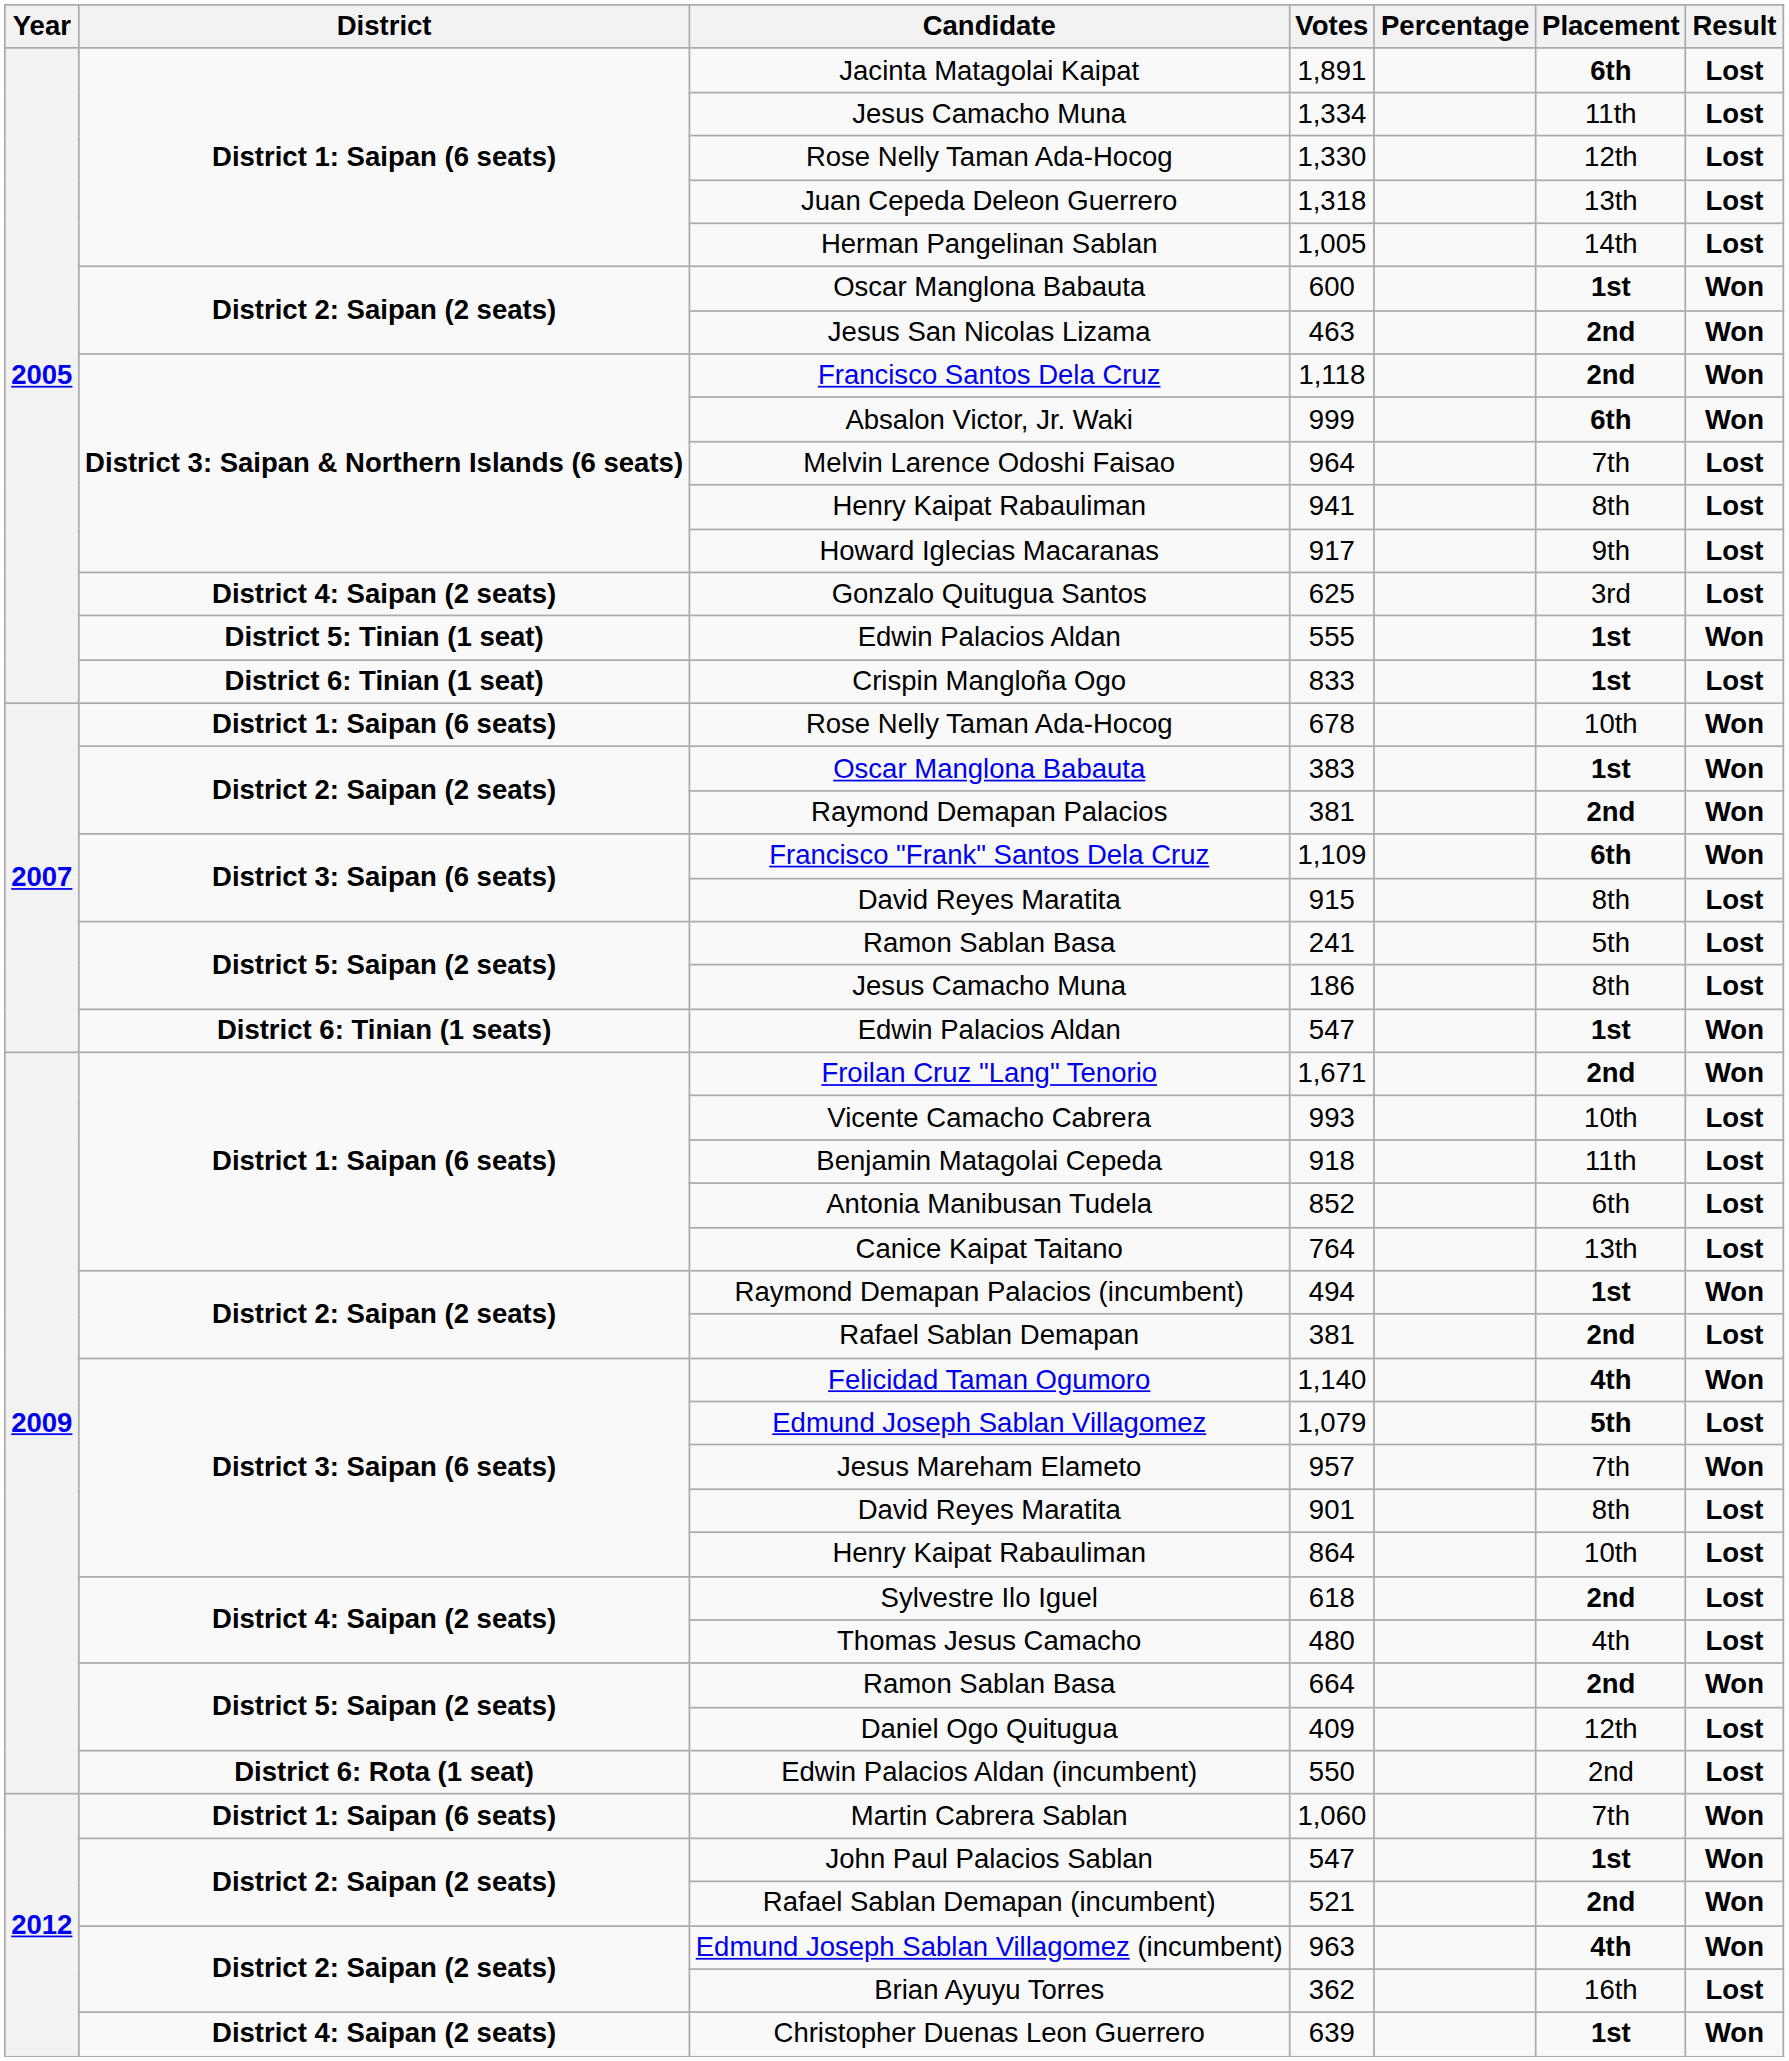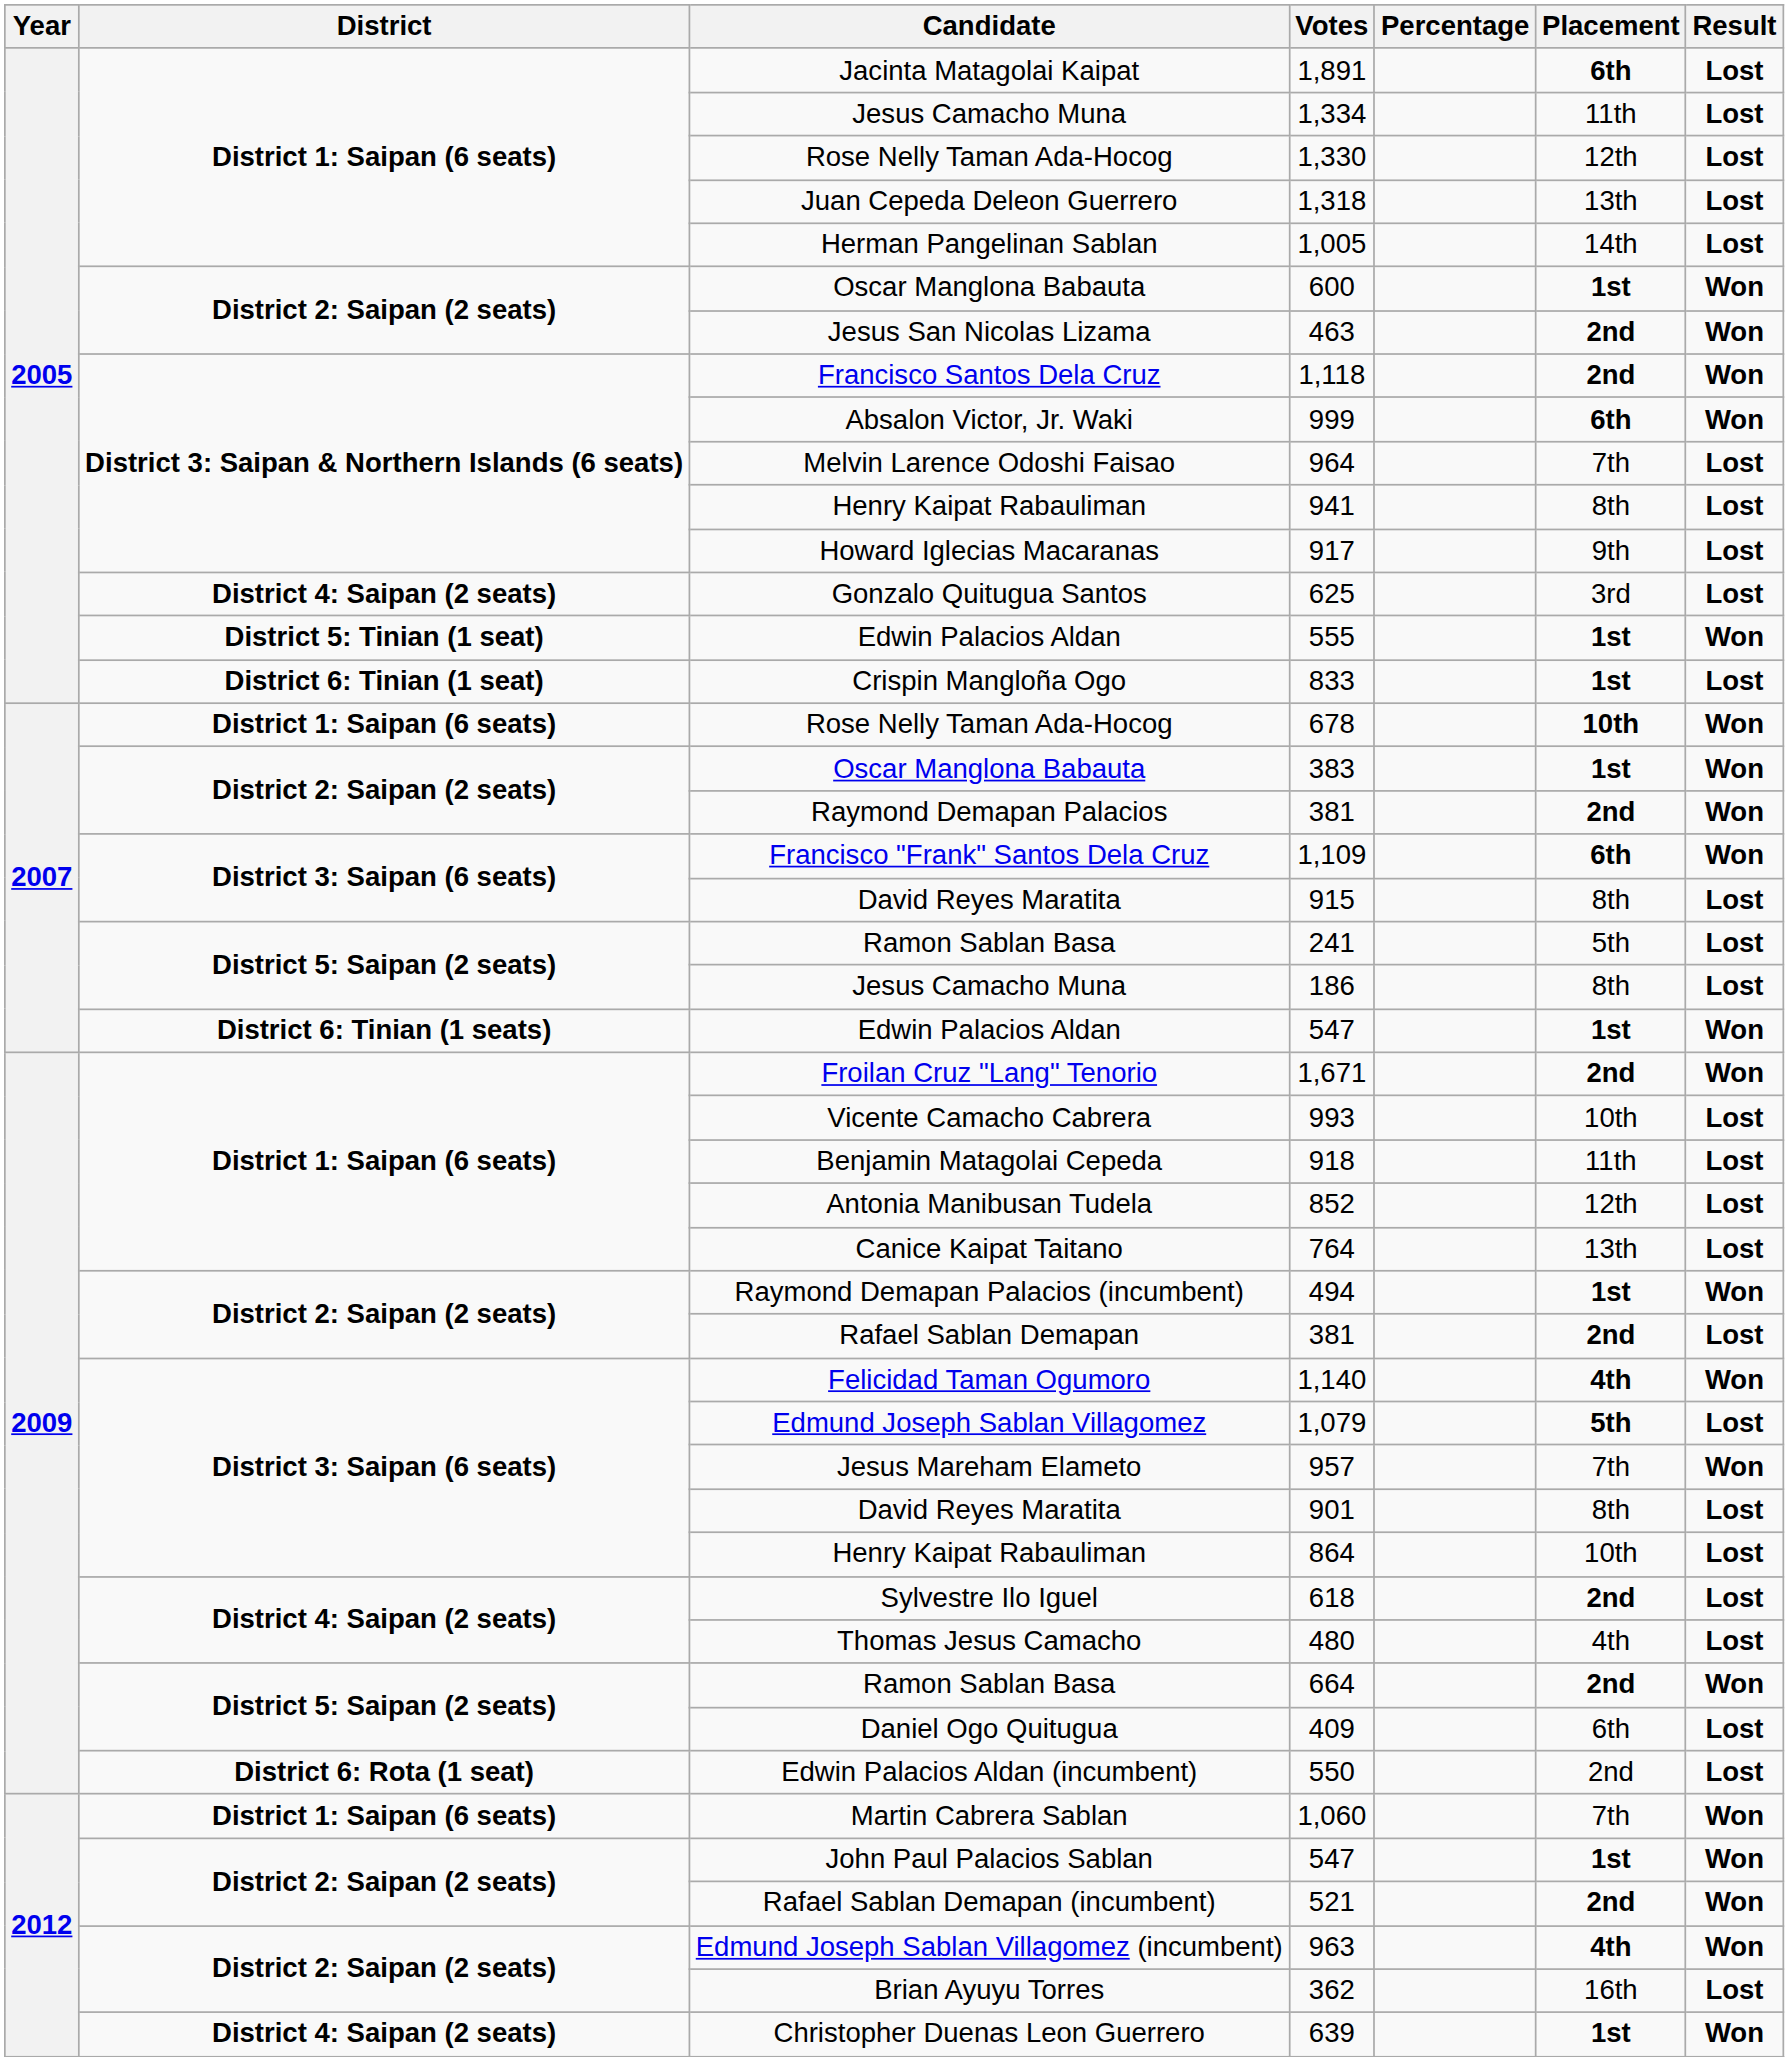(1611, 724) normal -> (1611, 724) bold
(1611, 1204) 6th -> (1611, 1204) 12th
(1611, 1728) 12th -> (1611, 1728) 6th
